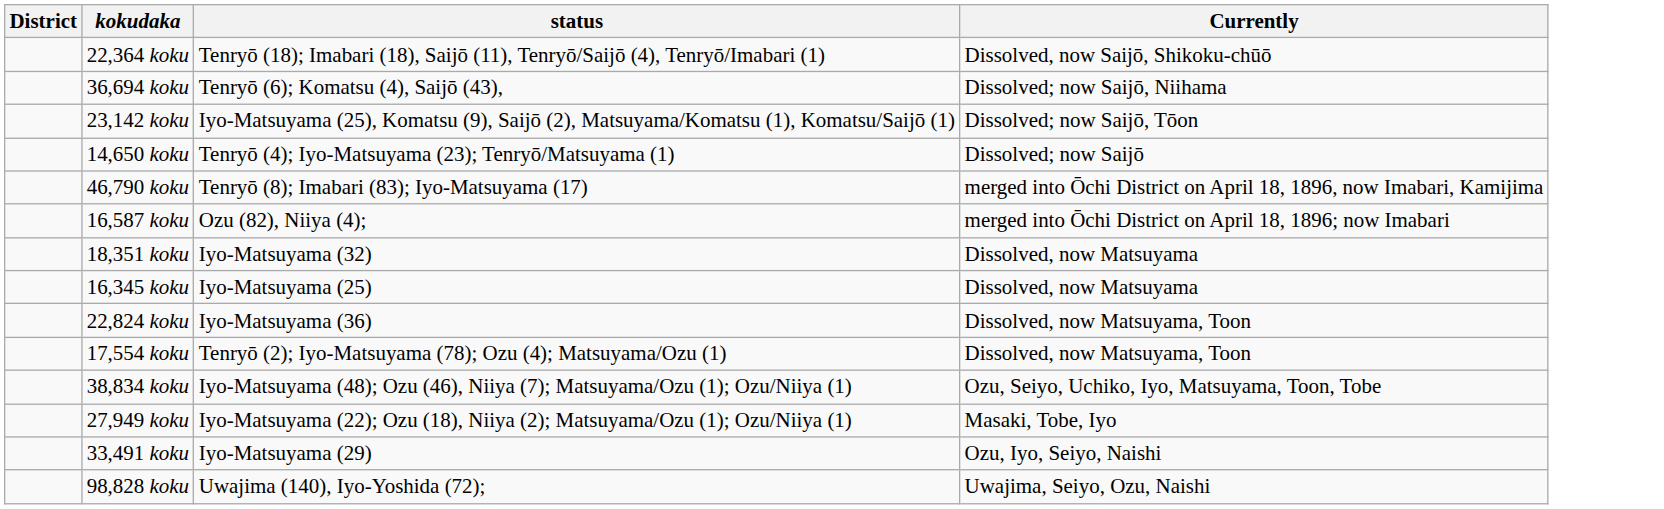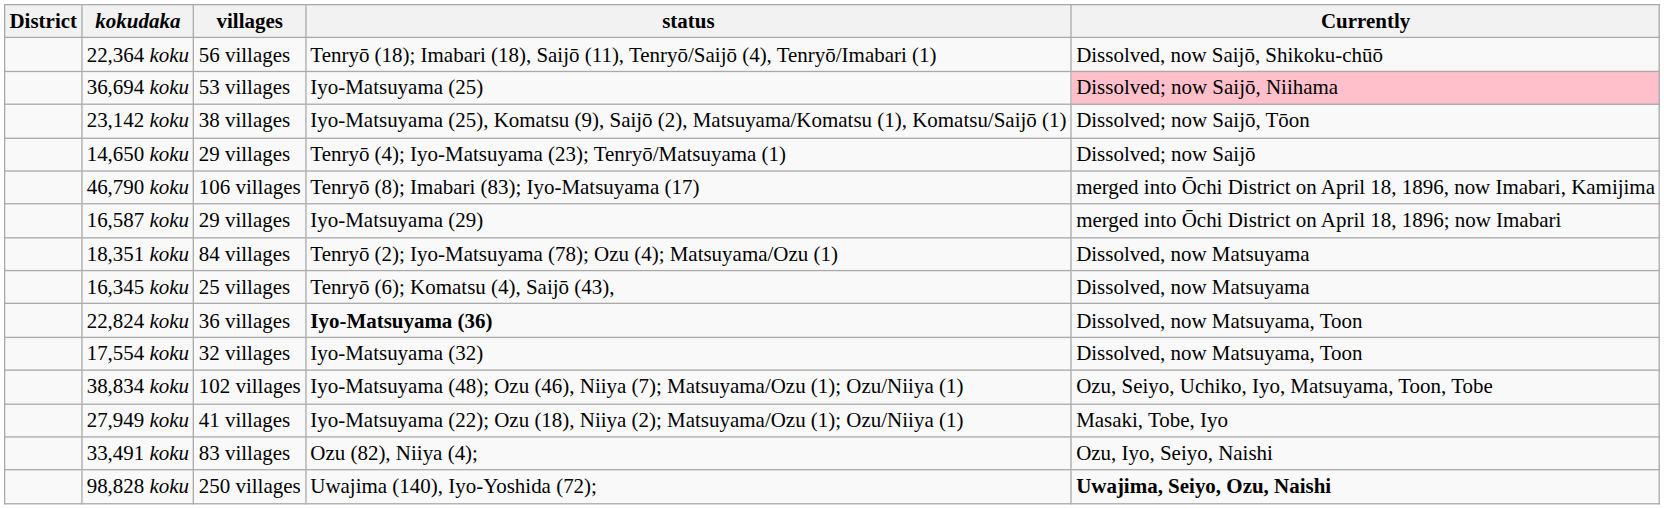+ column: (250, 21)
(351, 87) Tenryō (6); Komatsu (4), Saijō (43), -> (397, 87) Iyo-Matsuyama (25)
(1096, 87) no background -> (1207, 87) pink background
(283, 220) Ozu (82), Niiya (4); -> (397, 220) Iyo-Matsuyama (29)
(285, 253) Iyo-Matsuyama (32) -> (574, 253) Tenryō (2); Iyo-Matsuyama (78); Ozu (4); Matsuyama/Ozu (1)
(285, 287) Iyo-Matsuyama (25) -> (462, 287) Tenryō (6); Komatsu (4), Saijō (43),
(285, 320) normal -> (401, 320) bold
(463, 353) Tenryō (2); Iyo-Matsuyama (78); Ozu (4); Matsuyama/Ozu (1) -> (397, 353) Iyo-Matsuyama (32)
(285, 453) Iyo-Matsuyama (29) -> (394, 453) Ozu (82), Niiya (4);
(1087, 486) normal -> (1204, 486) bold
